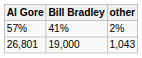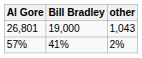rows swapped: (22, 45) <-> (17, 28)
